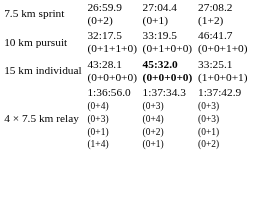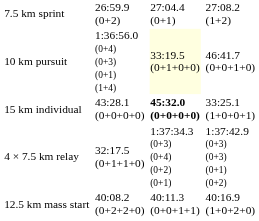(112, 42) 32:17.5 (0+1+1+0) -> (117, 61) 1:36:56.0 (0+4) (0+3) (0+1) (1+4)
(167, 42) no background -> (175, 61) lightyellow background
(109, 118) 1:36:56.0 (0+4) (0+3) (0+1) (1+4) -> (120, 156) 32:17.5 (0+1+1+0)
+ row: (47, 204)
